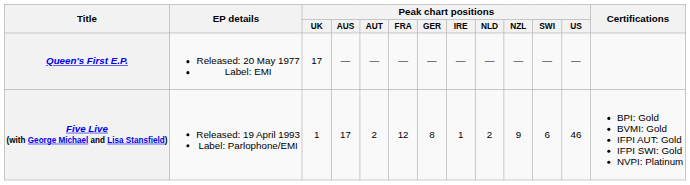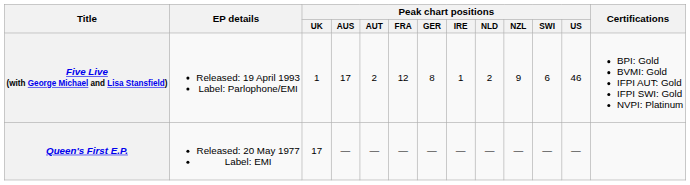rows swapped: (87, 61) <-> (87, 134)
